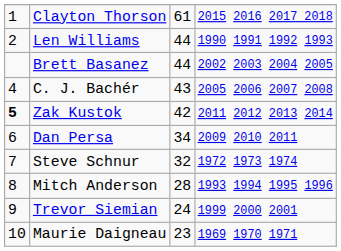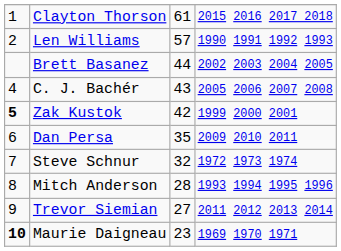(182, 41) 44 -> (182, 41) 57
(265, 113) 2011 2012 2013 2014 -> (247, 113) 1999 2000 2001
(182, 137) 34 -> (182, 137) 35
(182, 210) 24 -> (182, 210) 27
(247, 210) 1999 2000 2001 -> (265, 210) 2011 2012 2013 2014
(17, 234) normal -> (17, 234) bold
